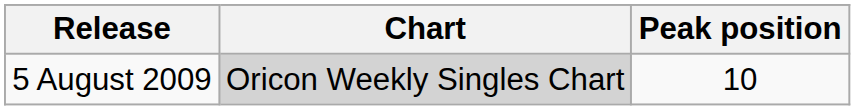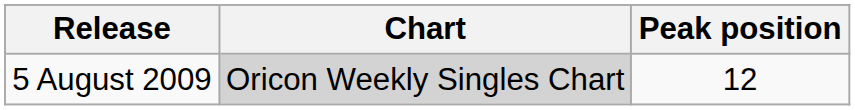(740, 78) 10 -> (740, 78) 12
